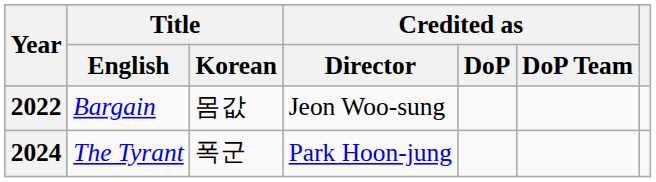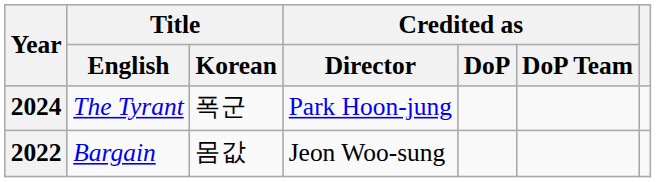rows swapped: (36, 107) <-> (36, 152)
